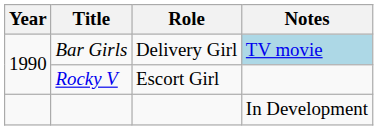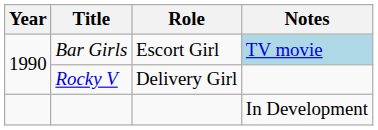(187, 49) Delivery Girl -> (178, 49) Escort Girl
(178, 79) Escort Girl -> (187, 79) Delivery Girl
